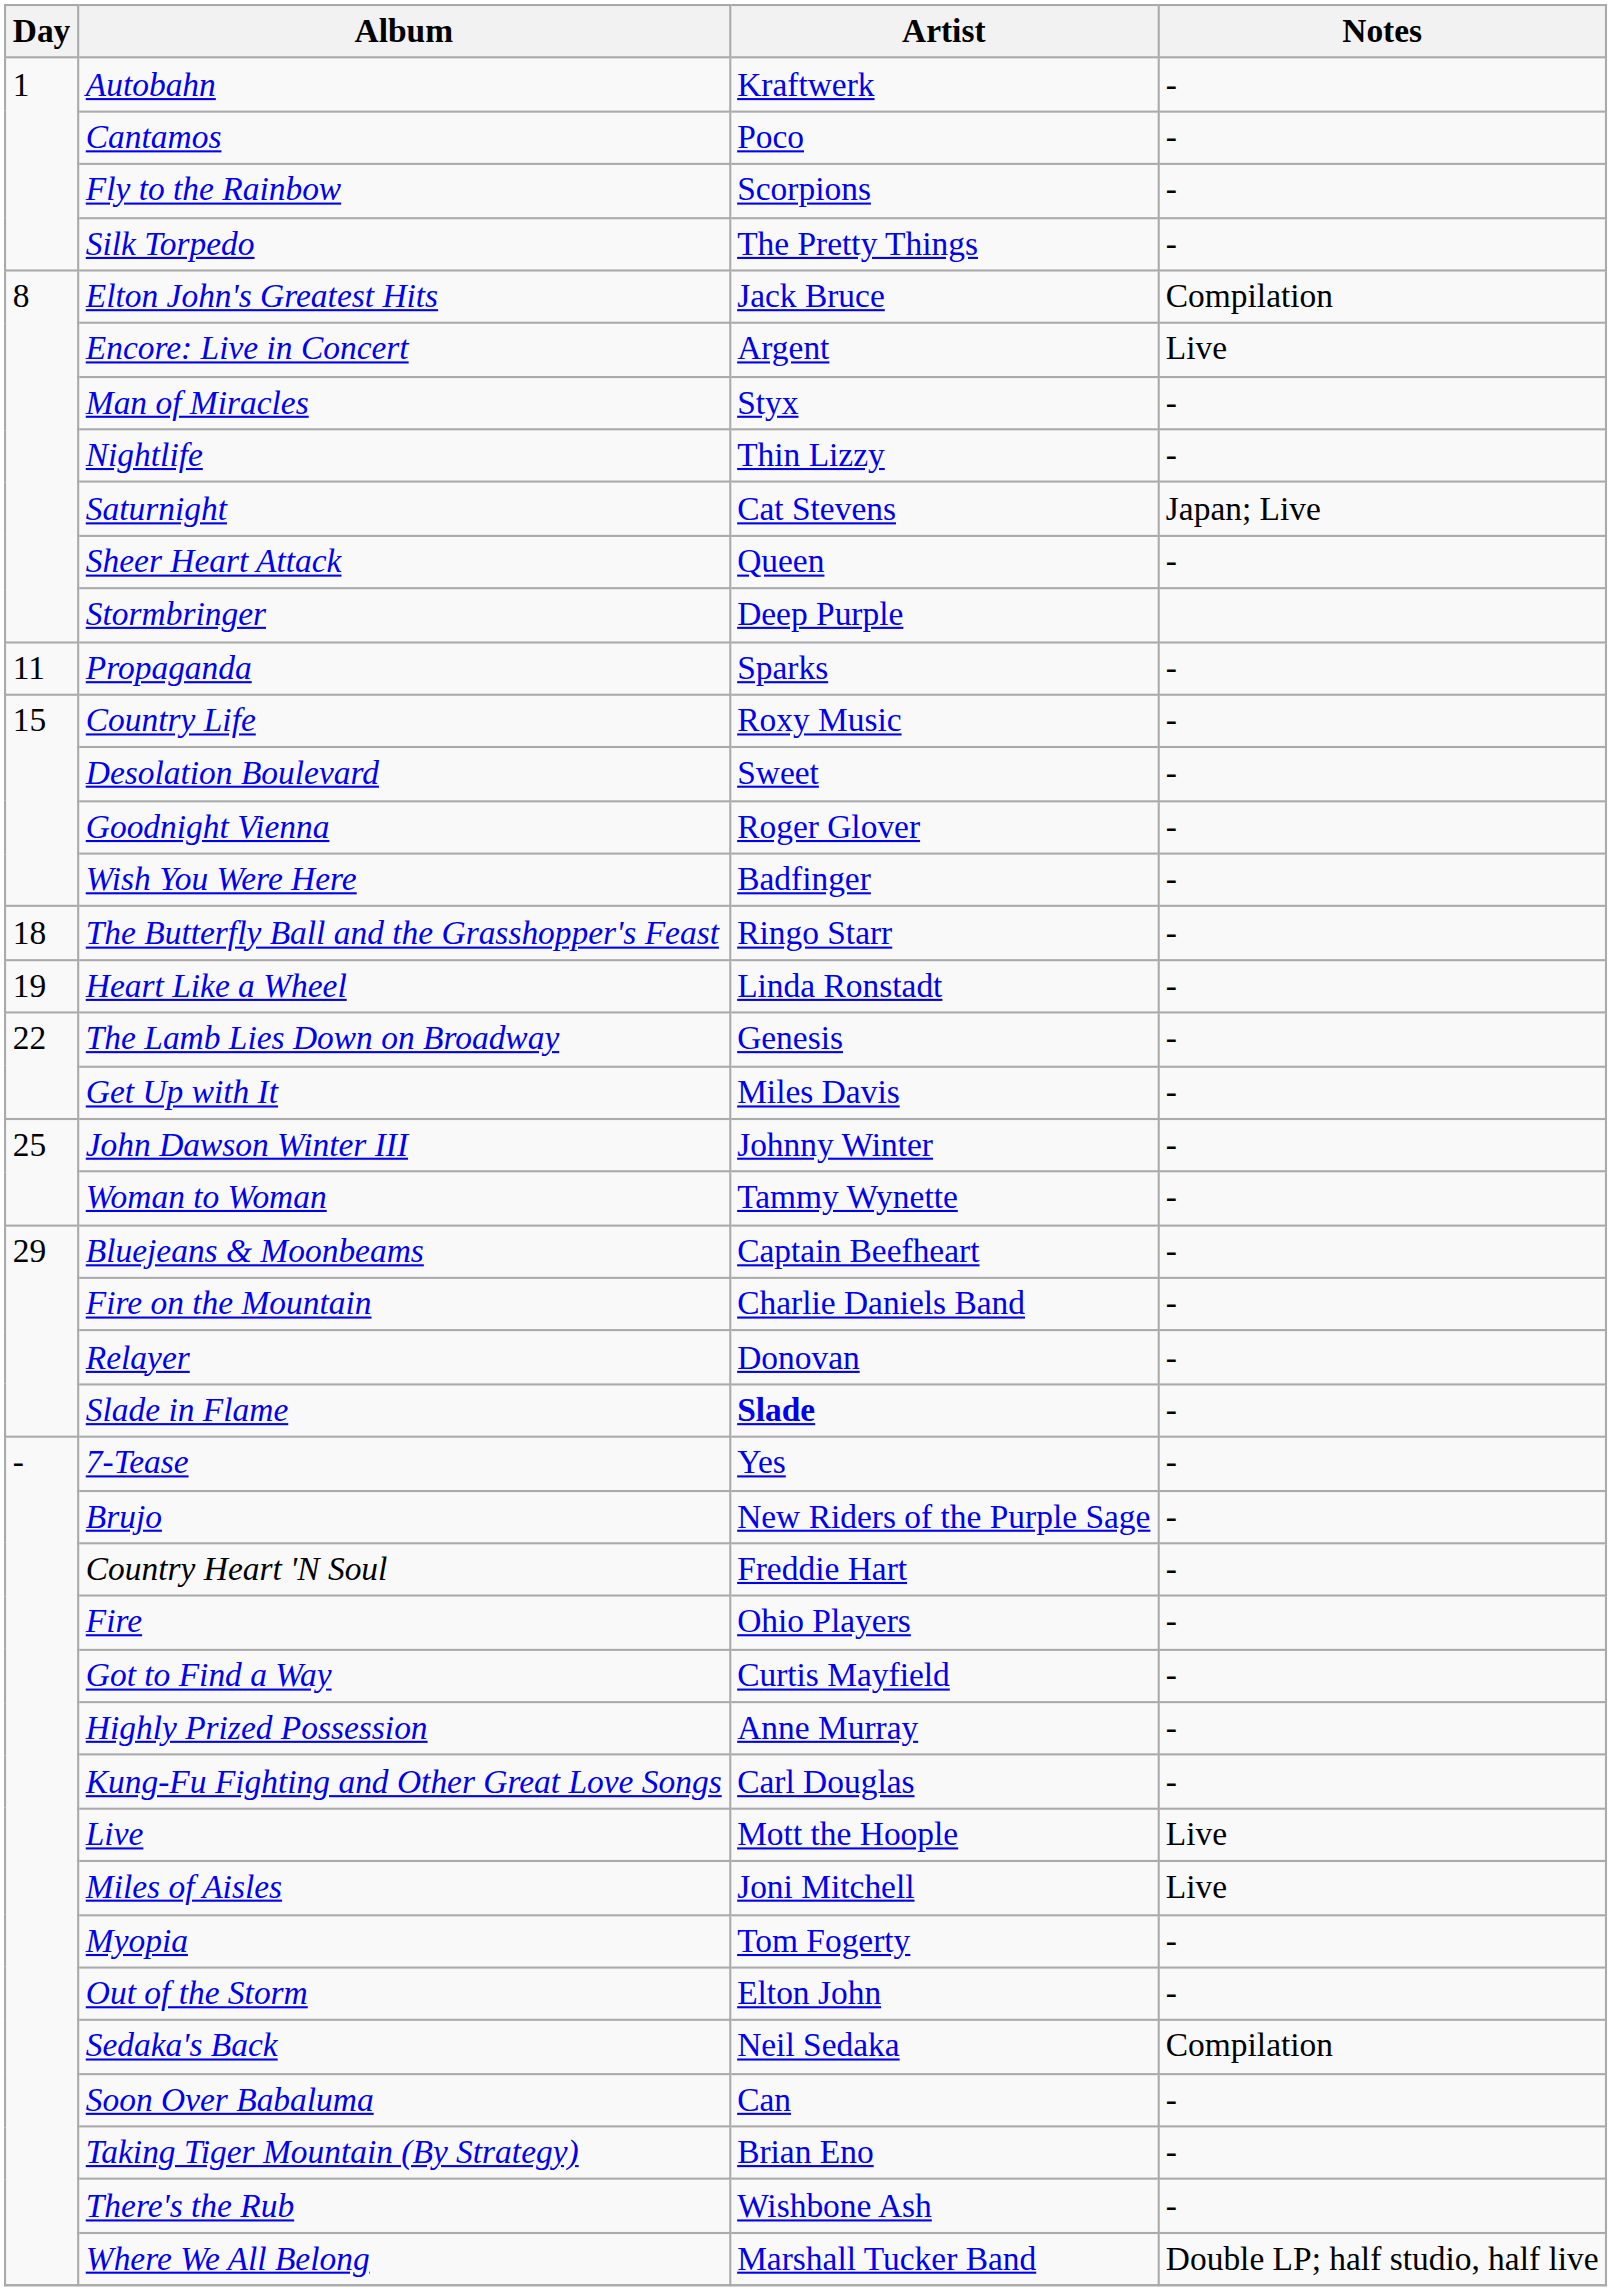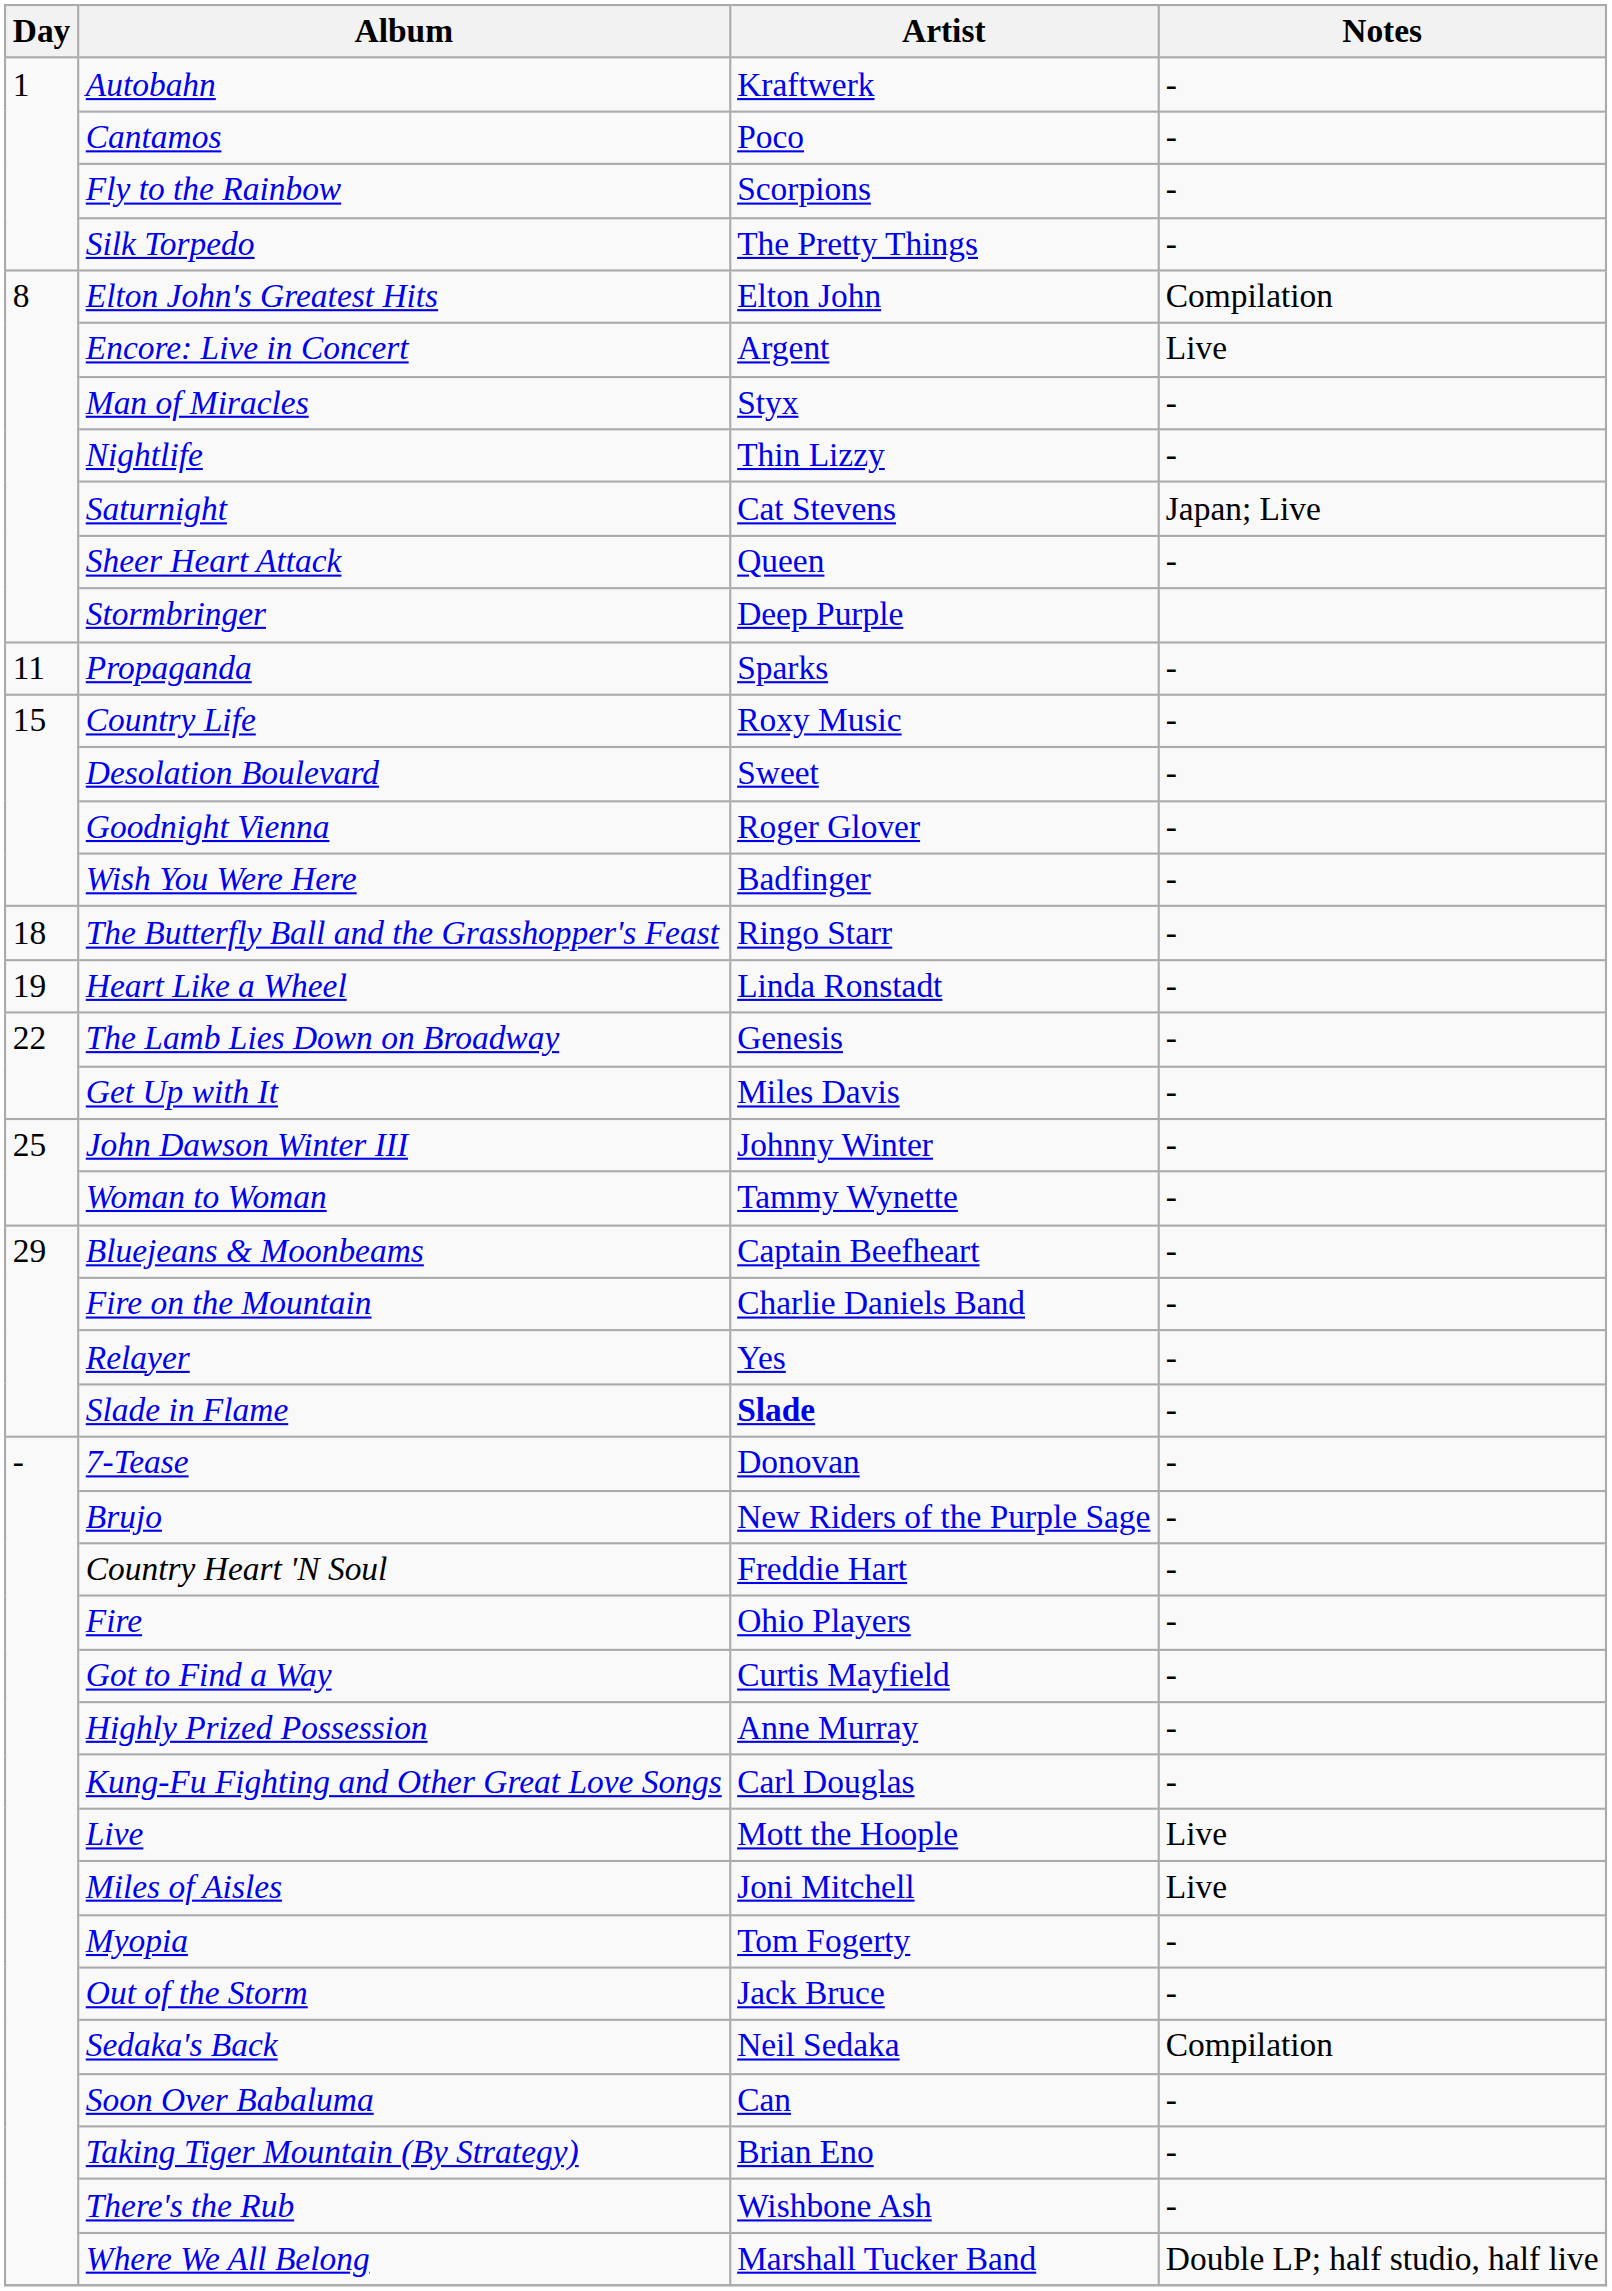(811, 296) Jack Bruce -> (809, 296) Elton John
(798, 1356) Donovan -> (761, 1356) Yes
(761, 1462) Yes -> (798, 1462) Donovan
(809, 1993) Elton John -> (811, 1993) Jack Bruce
